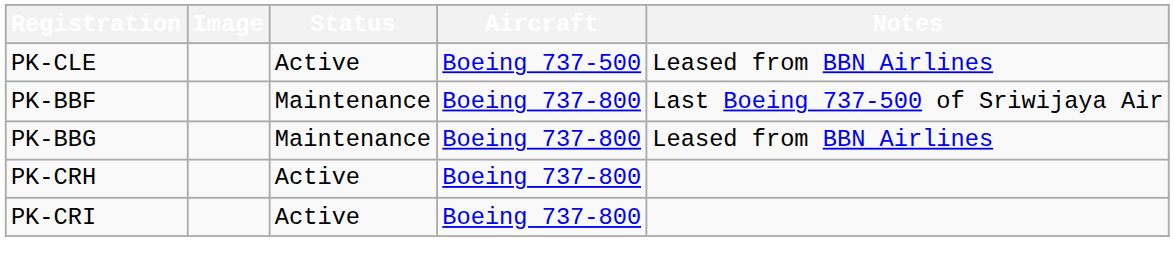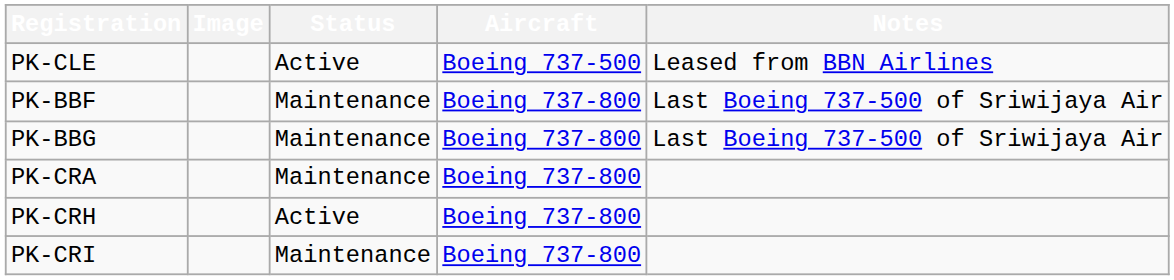(823, 140) Leased from BBN Airlines -> (908, 140) Last Boeing 737-500 of Sriwijaya Air
+ row: (54, 178)
(317, 217) Active -> (353, 256) Maintenance
